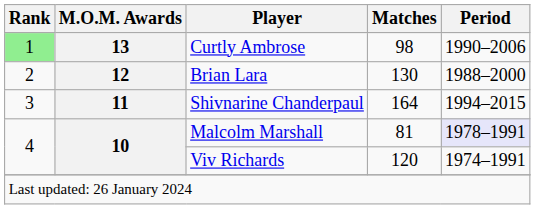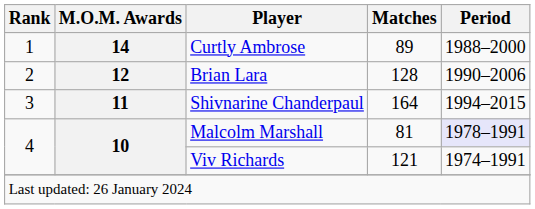(30, 47) lightgreen background -> (30, 47) no background
(120, 47) 13 -> (120, 47) 14
(404, 47) 98 -> (404, 47) 89
(485, 47) 1990–2006 -> (485, 47) 1988–2000
(404, 75) 130 -> (404, 75) 128
(485, 75) 1988–2000 -> (485, 75) 1990–2006
(404, 160) 120 -> (404, 160) 121
